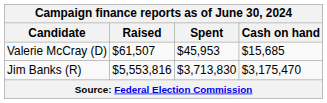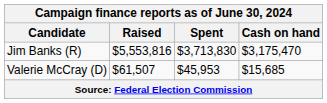rows swapped: (44, 70) <-> (57, 51)
